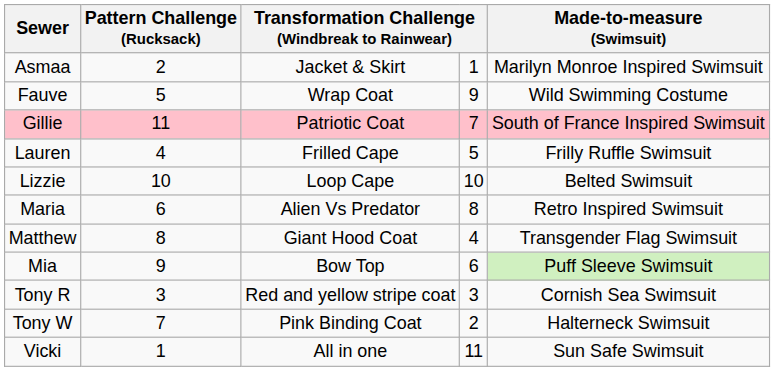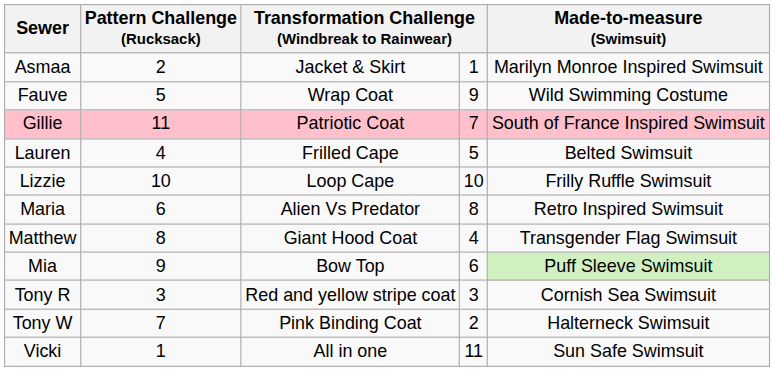(628, 152) Frilly Ruffle Swimsuit -> (628, 152) Belted Swimsuit
(628, 180) Belted Swimsuit -> (628, 180) Frilly Ruffle Swimsuit
